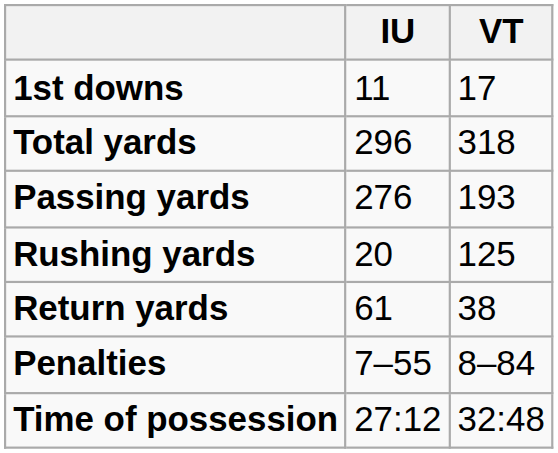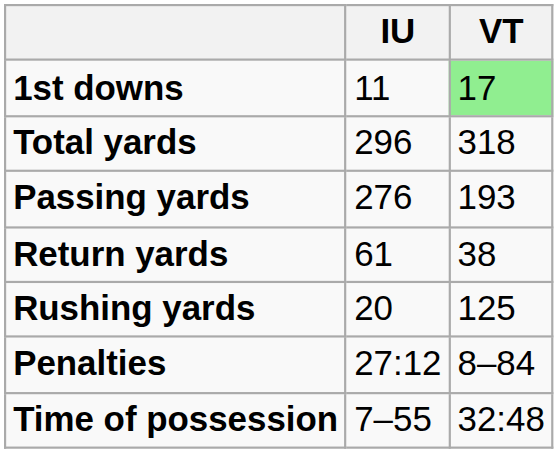(477, 87) no background -> (477, 87) lightgreen background
rows swapped: (134, 253) <-> (121, 308)
(393, 364) 7–55 -> (398, 364) 27:12
(398, 419) 27:12 -> (393, 419) 7–55
